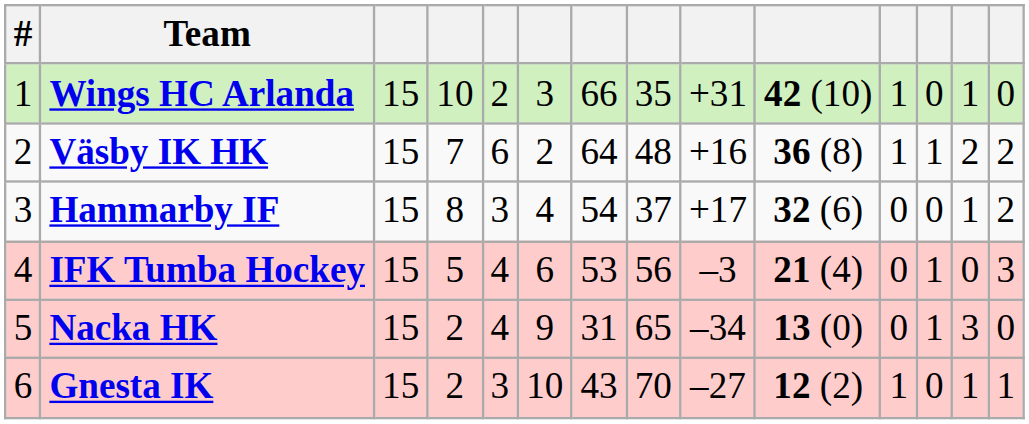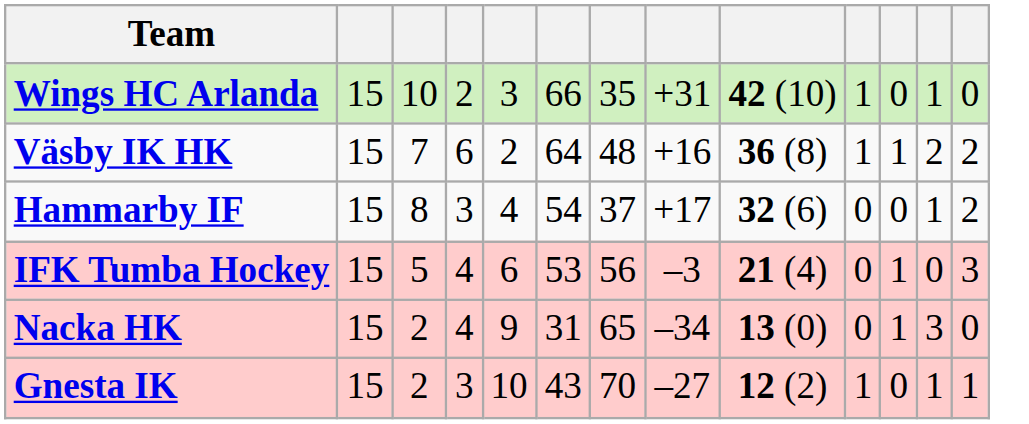- column: (23, 33)
